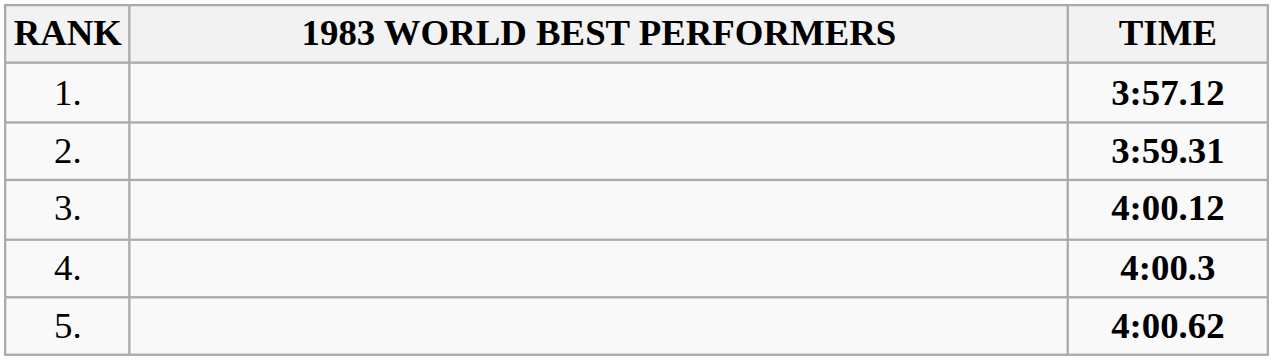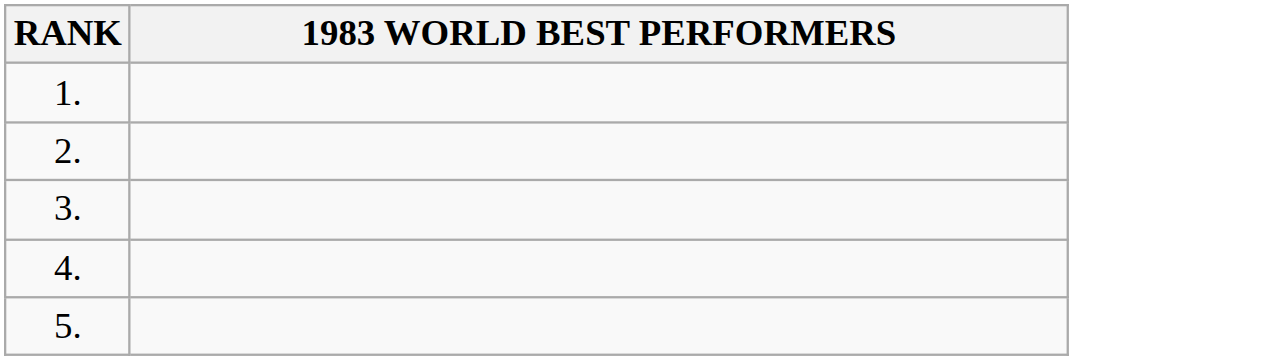- column: (1168, 33)
